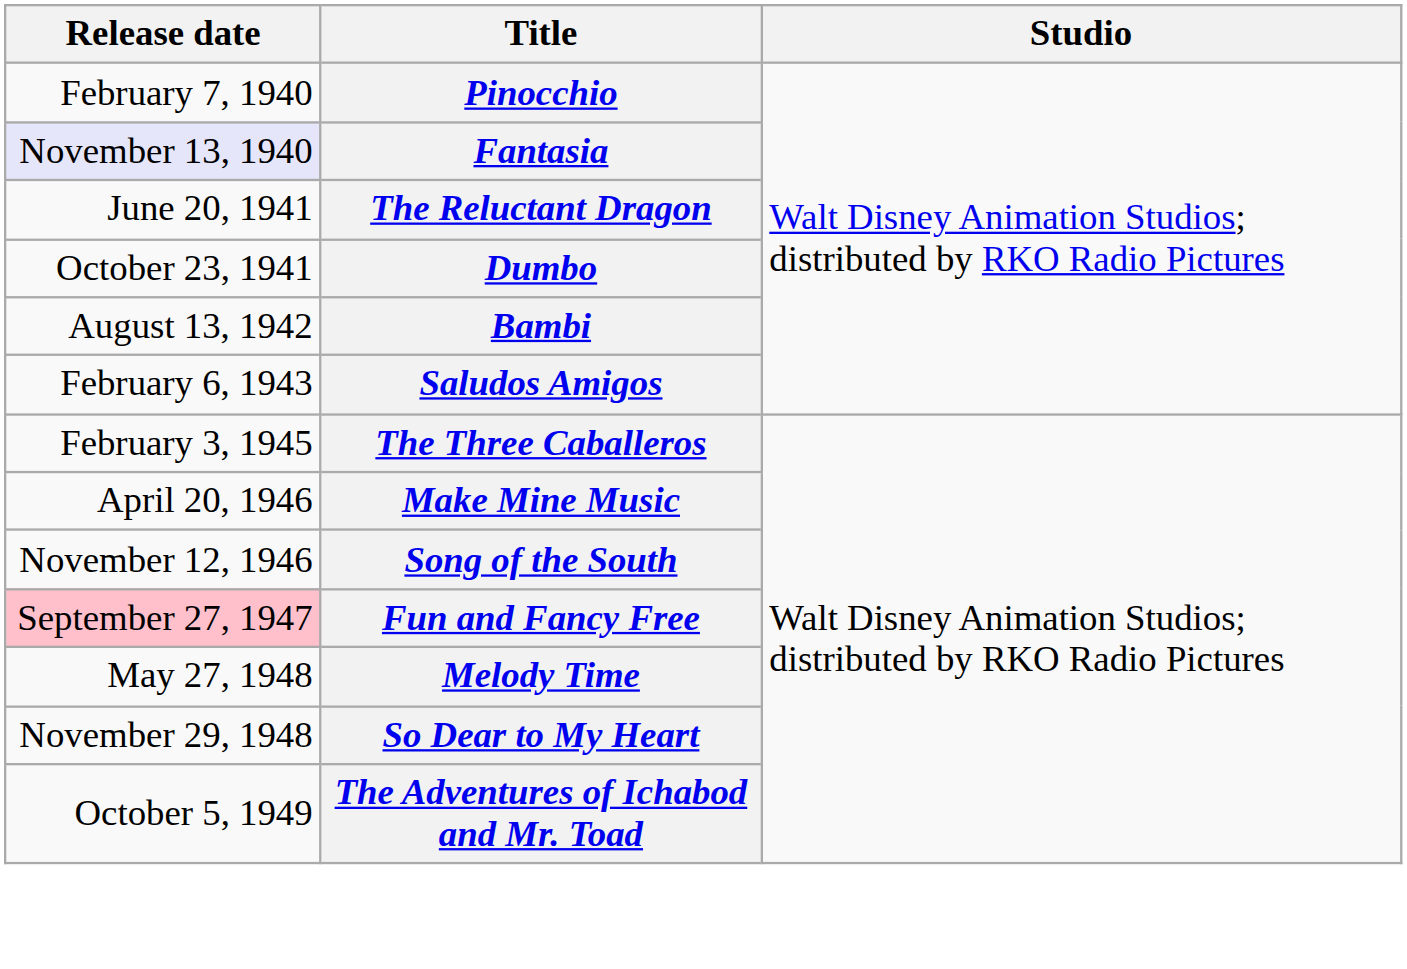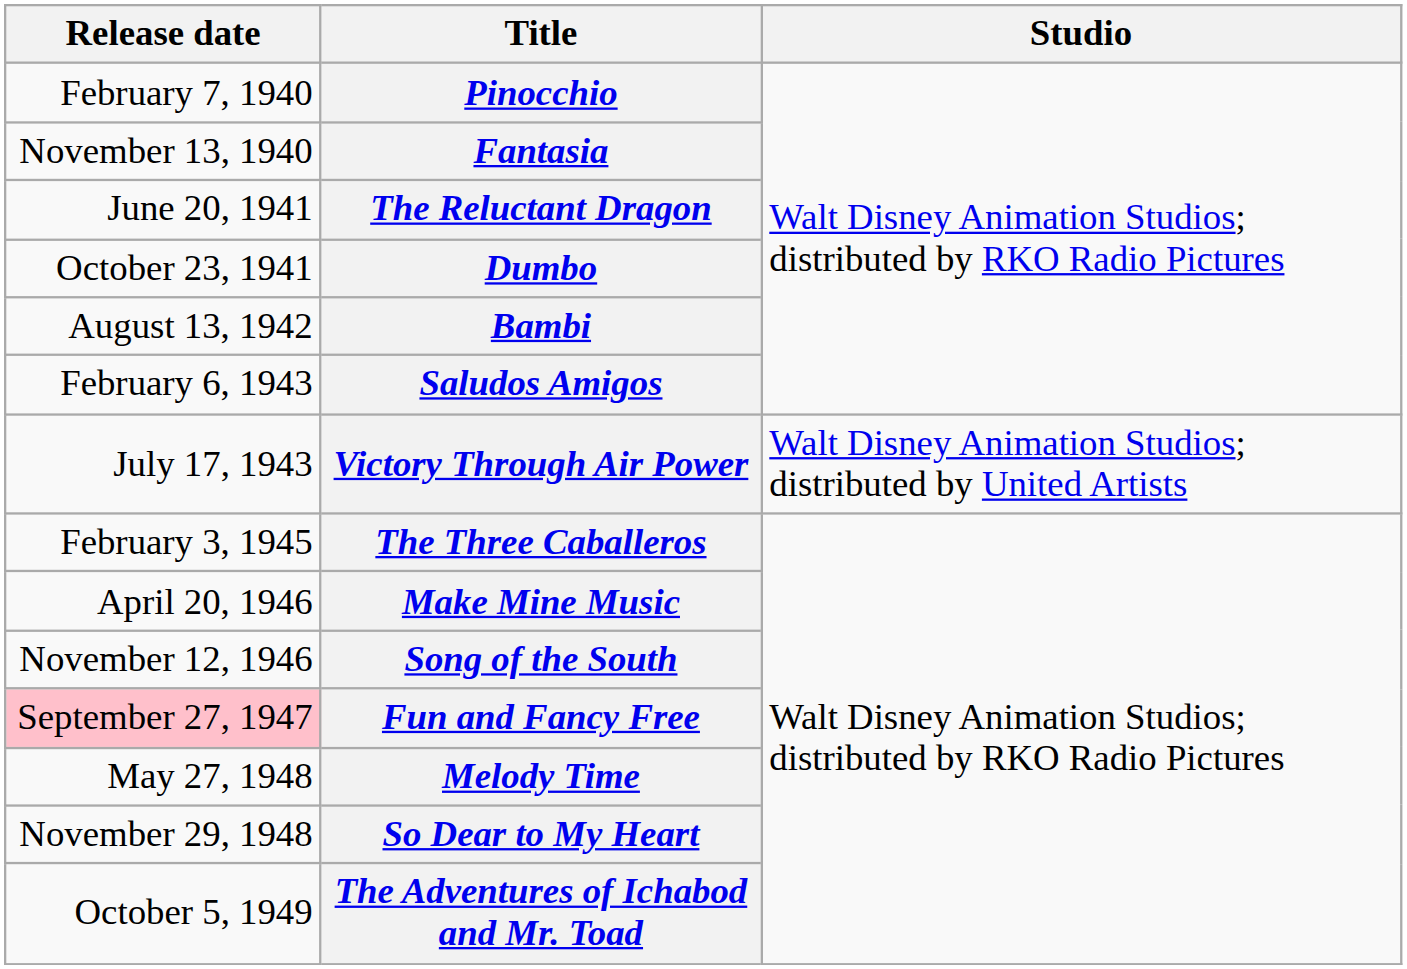(166, 150) lavender background -> (166, 150) no background
+ row: (541, 462)
